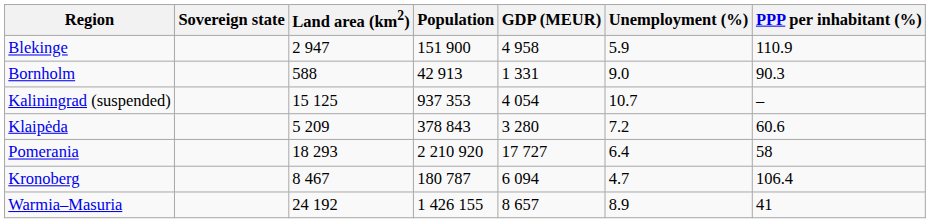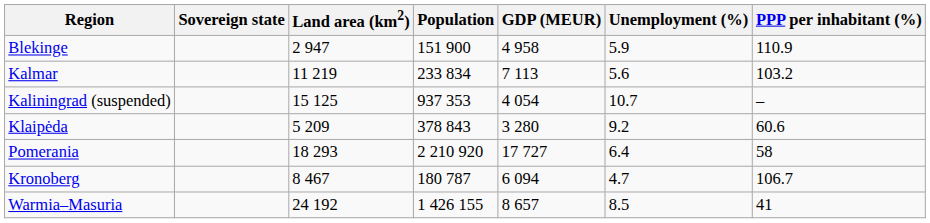- row: (42, 74)
+ row: (33, 74)
(619, 126) 7.2 -> (619, 126) 9.2
(774, 178) 106.4 -> (774, 178) 106.7
(619, 204) 8.9 -> (619, 204) 8.5
